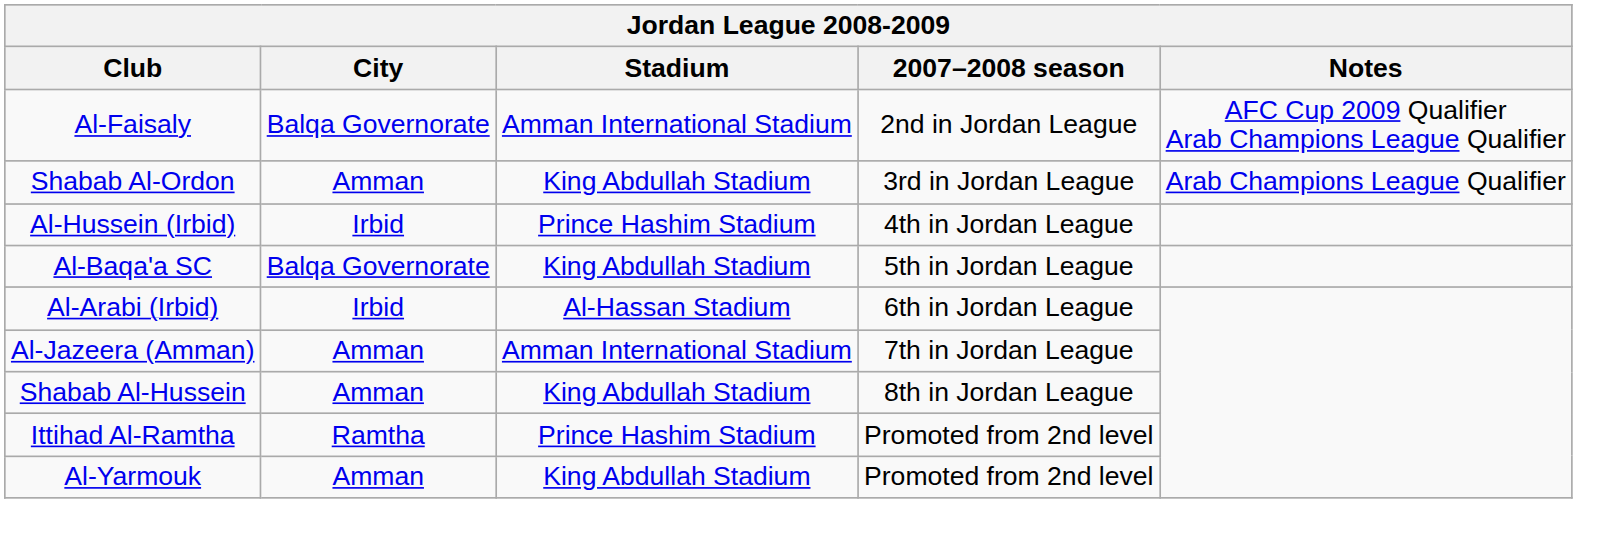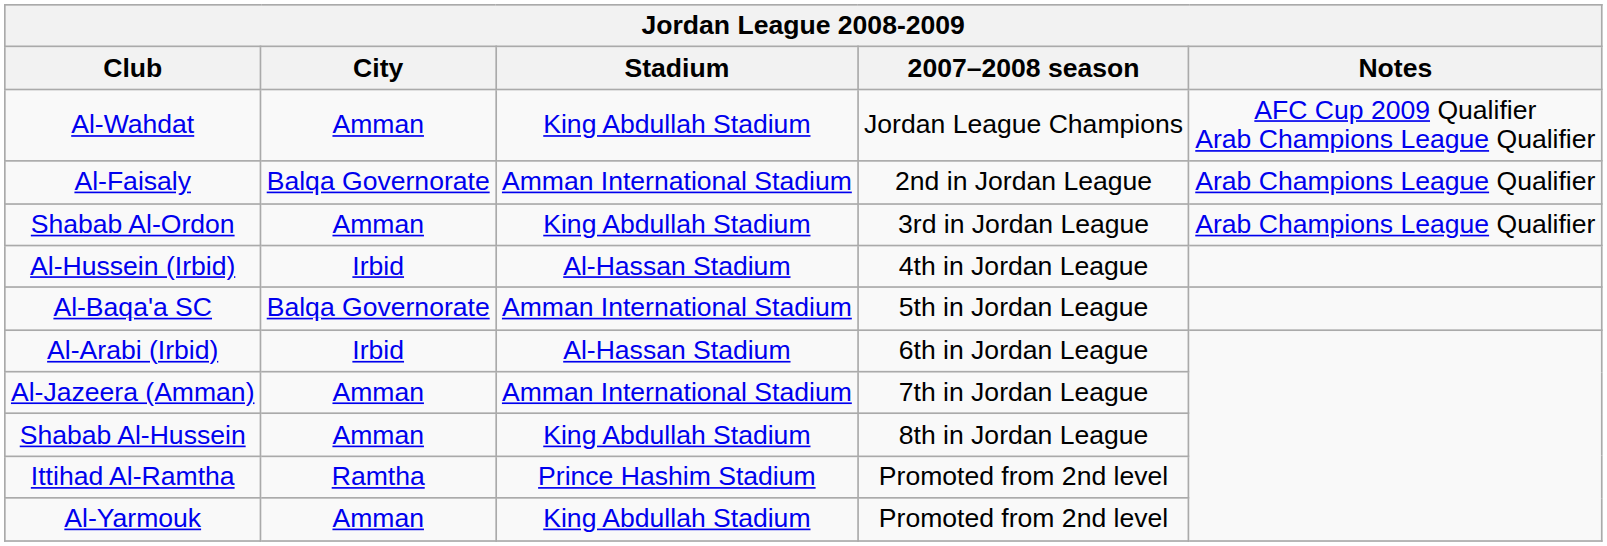+ row: (133, 124)
(1366, 124) AFC Cup 2009 Qualifier Arab Champions League Qualifier -> (1395, 181) Arab Champions League Qualifier
(677, 223) Prince Hashim Stadium -> (677, 266) Al-Hassan Stadium
(677, 266) King Abdullah Stadium -> (677, 308) Amman International Stadium
